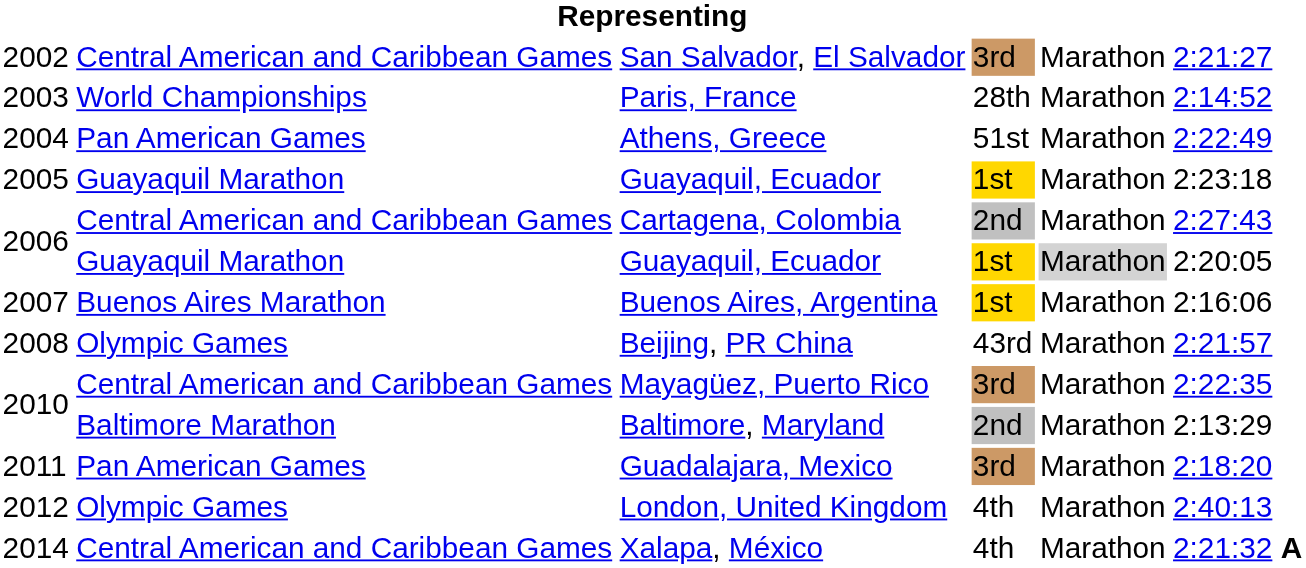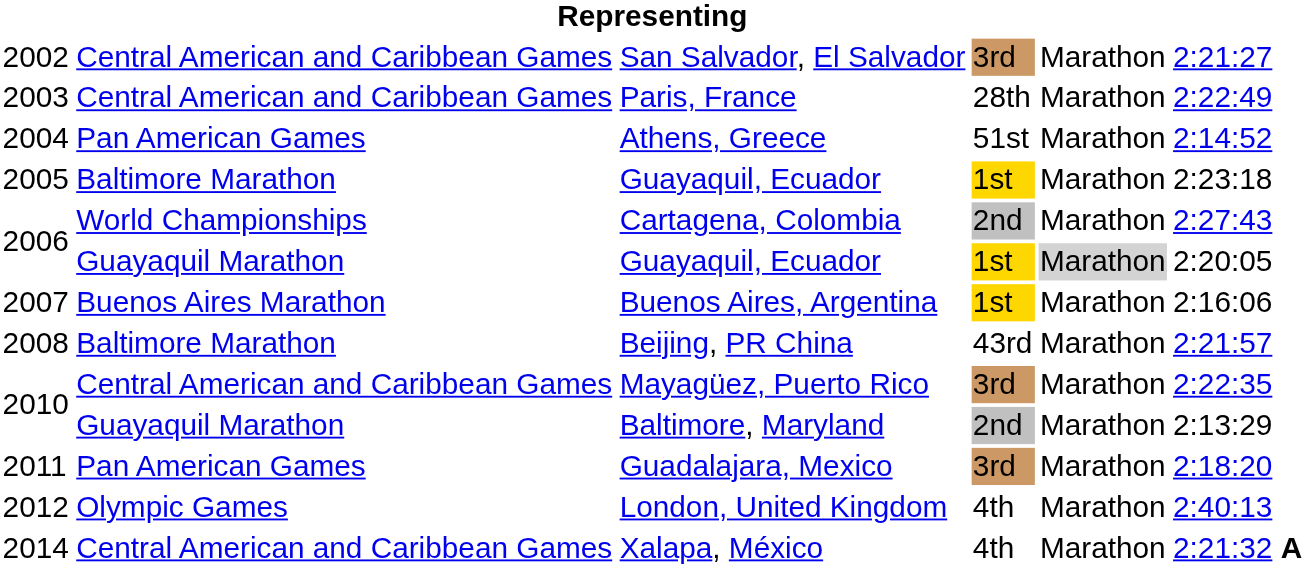(222, 97) World Championships -> (344, 97) Central American and Caribbean Games
(1223, 97) 2:14:52 -> (1223, 97) 2:22:49
(1223, 138) 2:22:49 -> (1223, 138) 2:14:52
(210, 179) Guayaquil Marathon -> (206, 179) Baltimore Marathon
(344, 220) Central American and Caribbean Games -> (222, 220) World Championships
(182, 343) Olympic Games -> (206, 343) Baltimore Marathon
(206, 425) Baltimore Marathon -> (210, 425) Guayaquil Marathon
